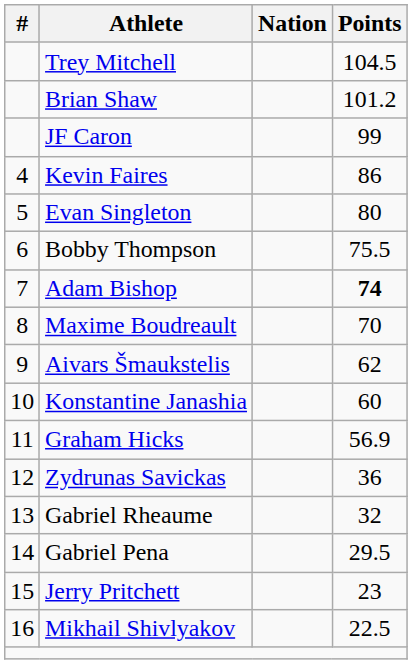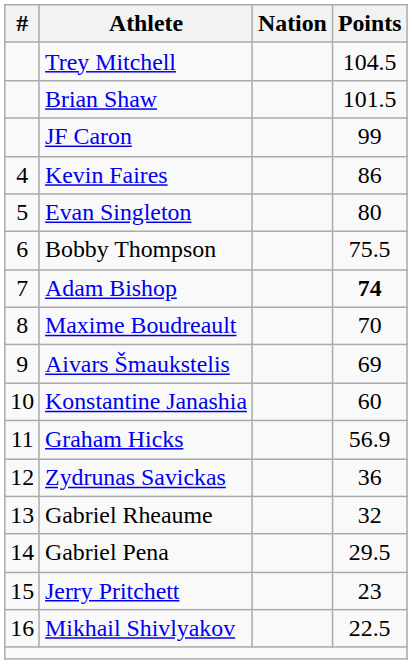(370, 99) 101.2 -> (370, 99) 101.5
(370, 363) 62 -> (370, 363) 69
